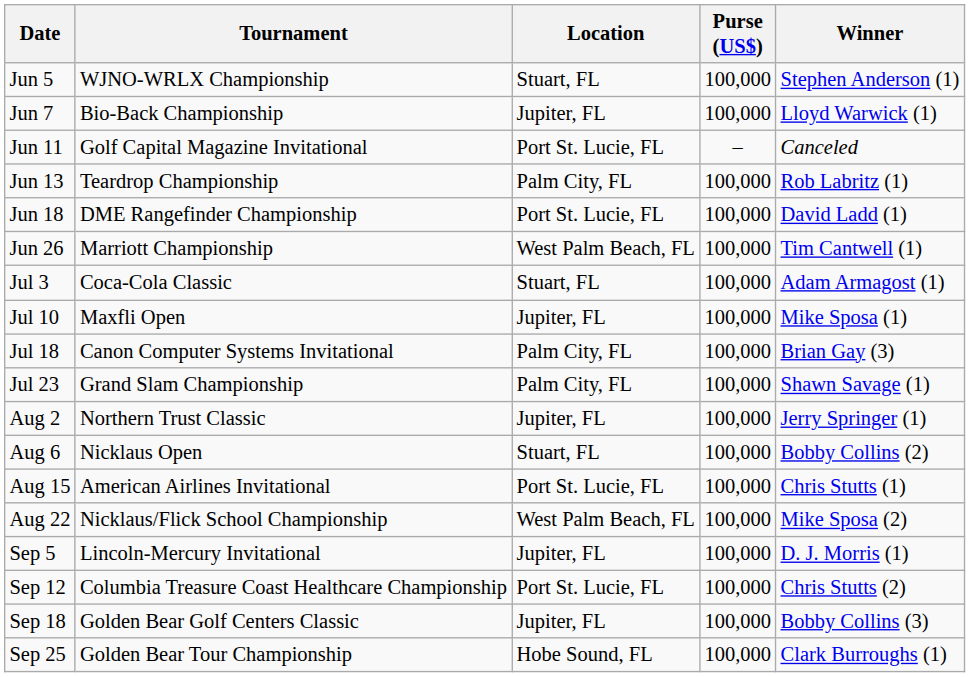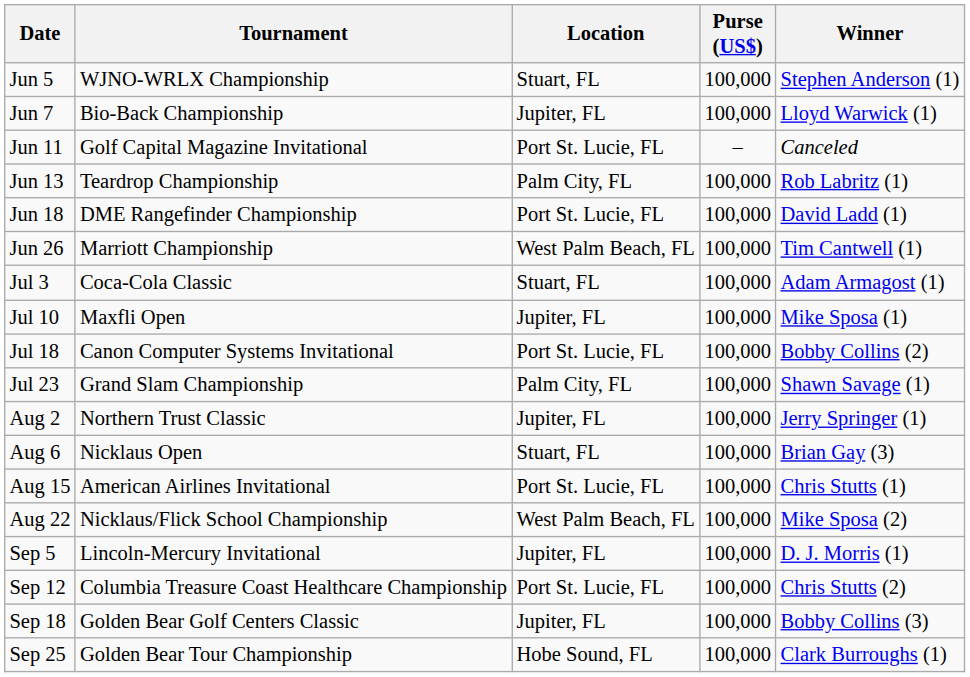(574, 350) Palm City, FL -> (590, 350) Port St. Lucie, FL
(837, 350) Brian Gay (3) -> (855, 350) Bobby Collins (2)
(855, 451) Bobby Collins (2) -> (837, 451) Brian Gay (3)
